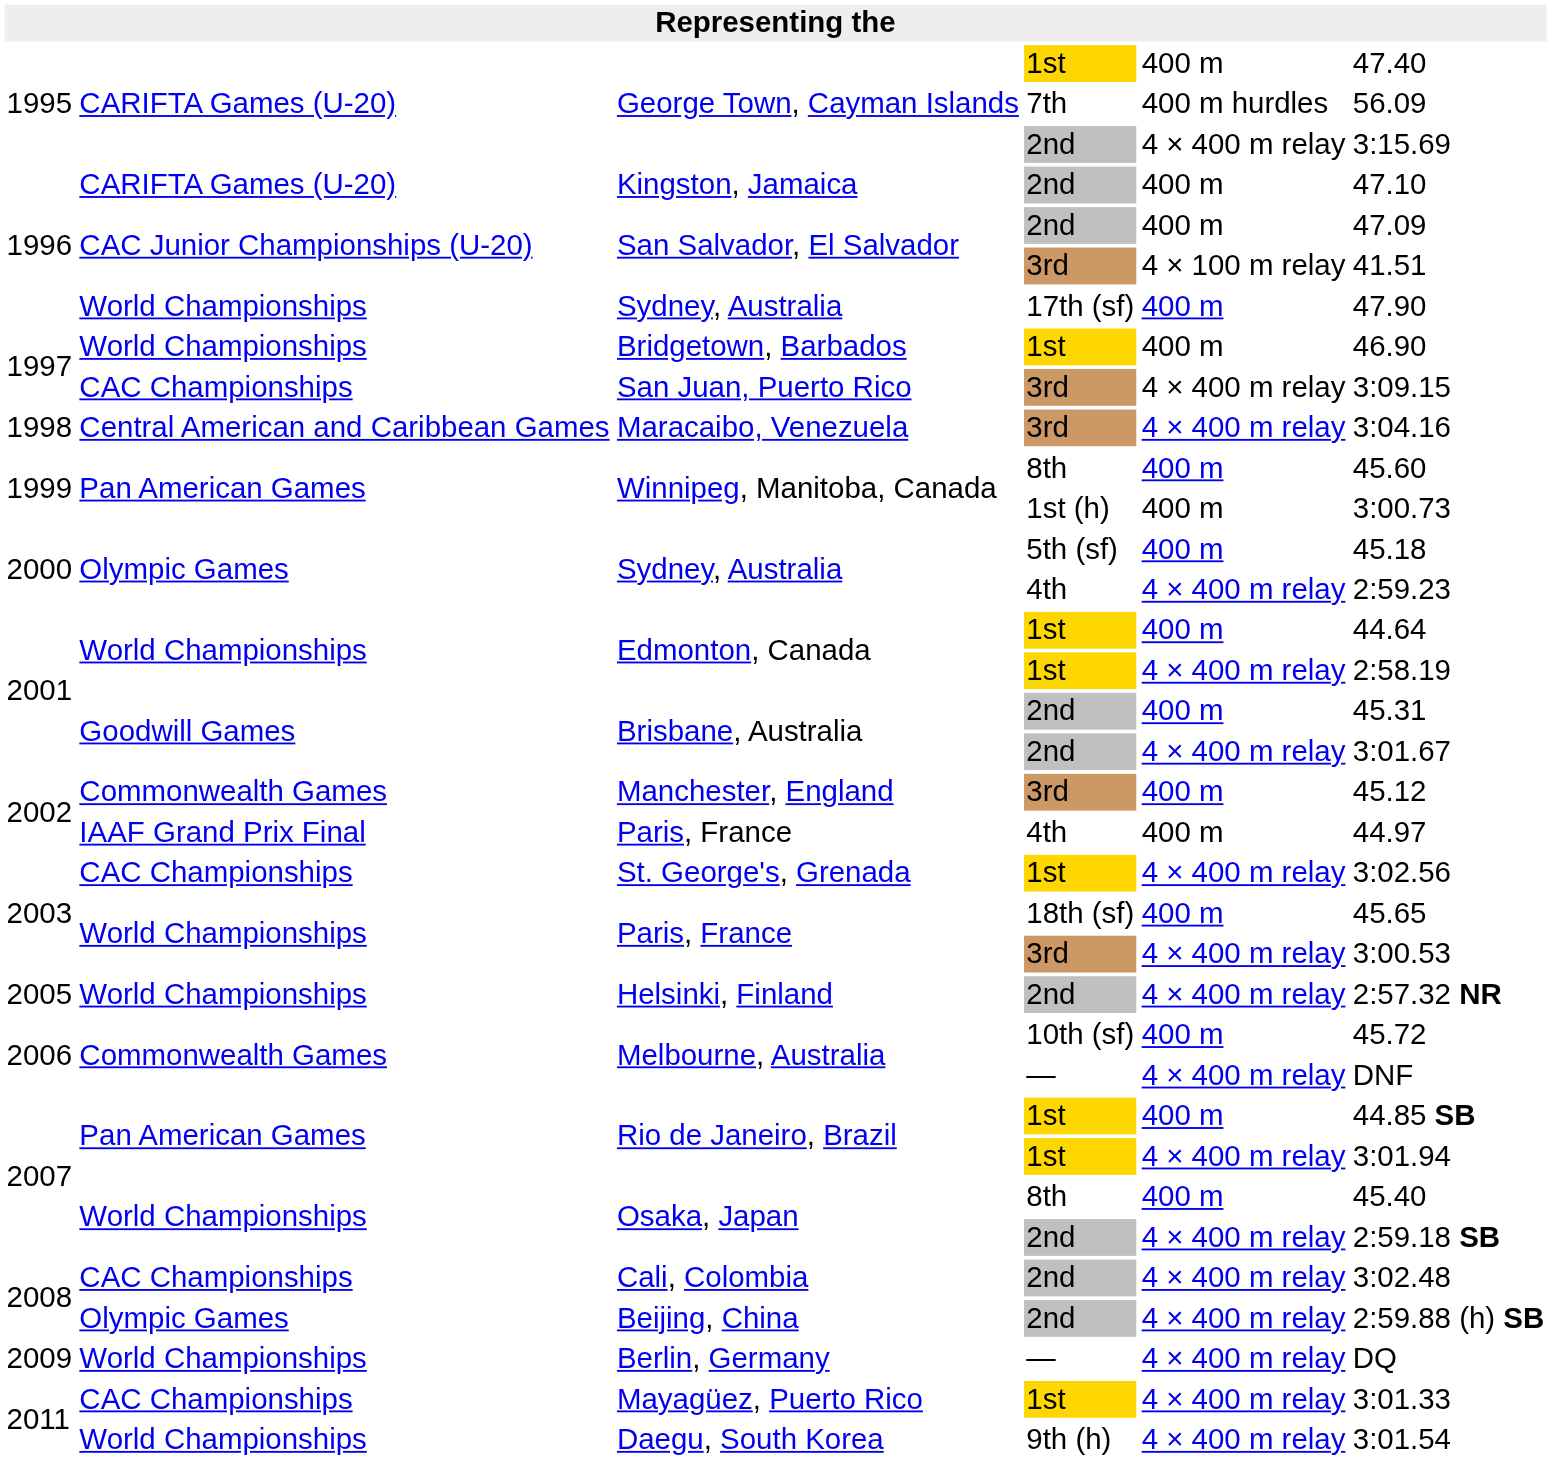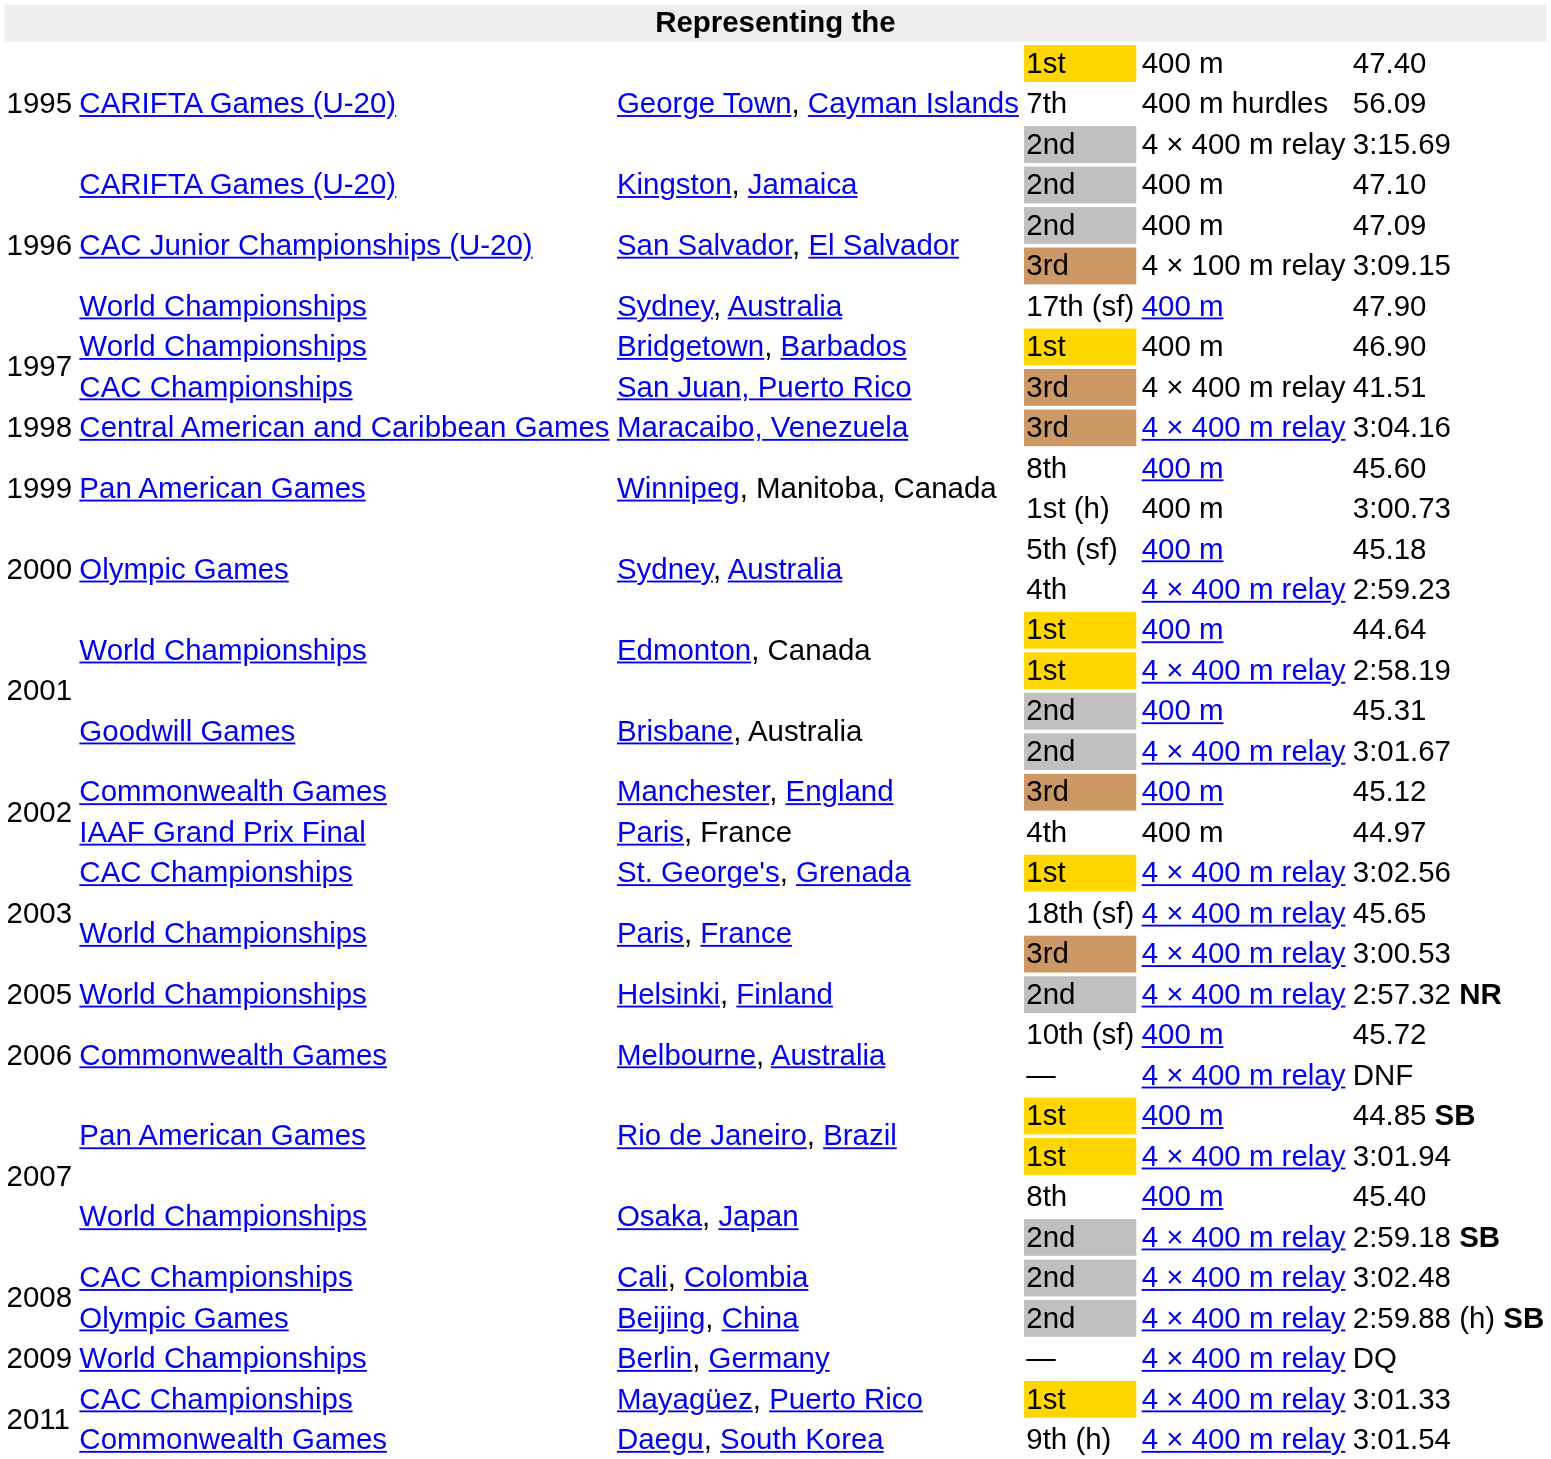(1390, 265) 41.51 -> (1402, 265) 3:09.15
(1402, 386) 3:09.15 -> (1390, 386) 41.51
(1183, 913) 400 m -> (1244, 913) 4 × 400 m relay
(223, 1439) World Championships -> (233, 1439) Commonwealth Games
